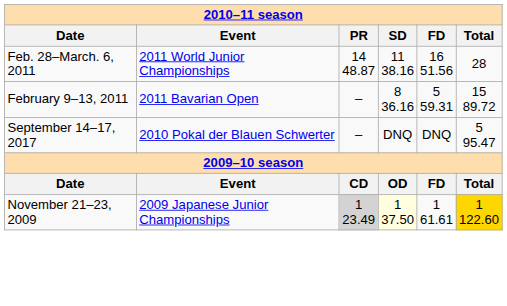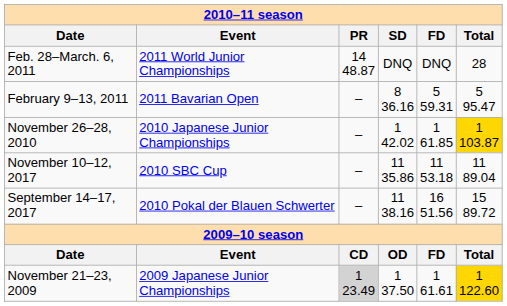(398, 63) 11 38.16 -> (398, 63) DNQ
(437, 63) 16 51.56 -> (437, 63) DNQ
(479, 99) 15 89.72 -> (479, 99) 5 95.47
+ row: (60, 135)
+ row: (60, 170)
(398, 135) DNQ -> (398, 206) 11 38.16
(437, 135) DNQ -> (437, 206) 16 51.56
(479, 135) 5 95.47 -> (479, 206) 15 89.72
(398, 212) lightyellow background -> (398, 283) no background
